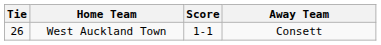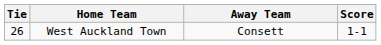columns swapped: (203, 13) <-> (299, 13)
